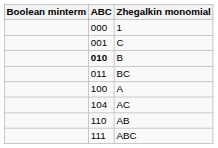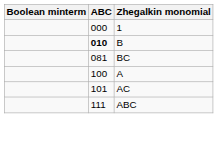- row: (120, 43)
(99, 74) 011 -> (99, 58) 081
(99, 105) 104 -> (99, 89) 101
- row: (123, 120)
